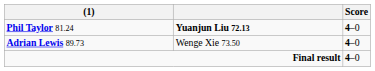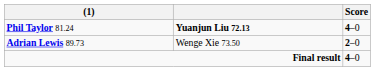(352, 43) 4–0 -> (352, 43) 2–0
